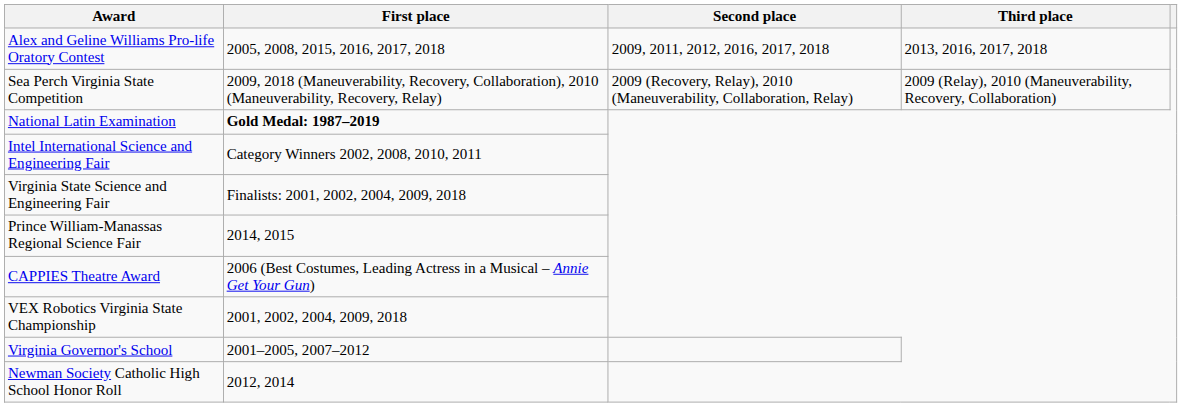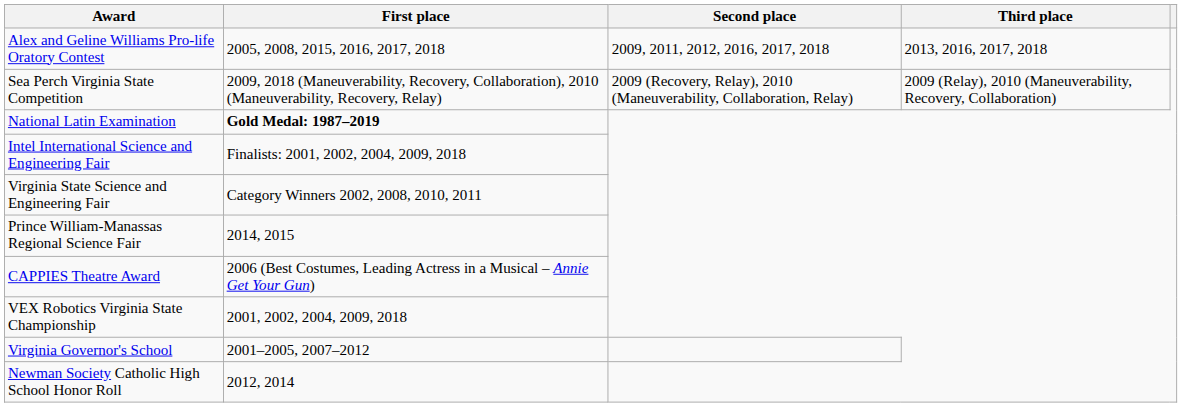(354, 154) Category Winners 2002, 2008, 2010, 2011 -> (346, 154) Finalists: 2001, 2002, 2004, 2009, 2018
(346, 194) Finalists: 2001, 2002, 2004, 2009, 2018 -> (354, 194) Category Winners 2002, 2008, 2010, 2011
